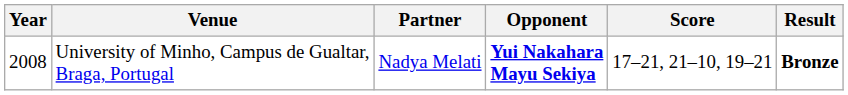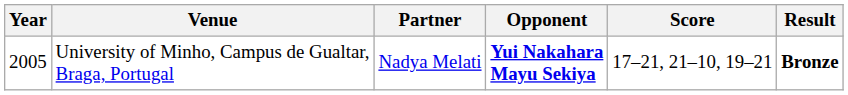(28, 62) 2008 -> (28, 62) 2005
